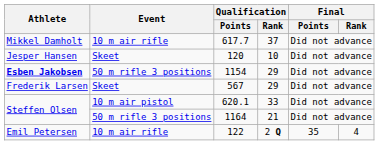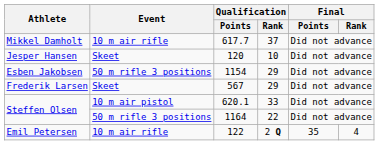(44, 71) bold -> (44, 71) normal
(273, 117) 21 -> (273, 117) 22
